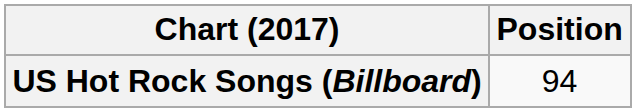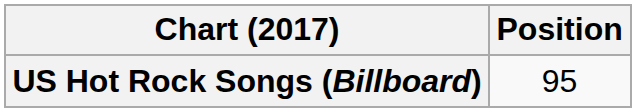(560, 80) 94 -> (560, 80) 95
